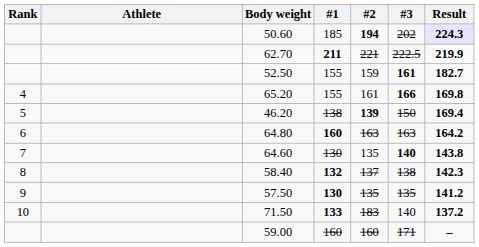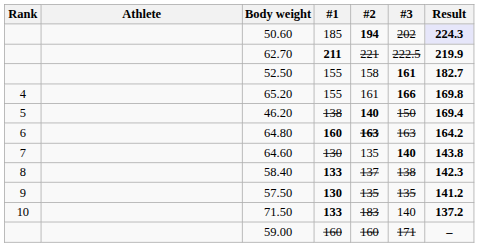(370, 73) 159 -> (370, 73) 158
(370, 113) 139 -> (370, 113) 140
(370, 133) normal -> (370, 133) bold
(333, 172) 132 -> (333, 172) 133
